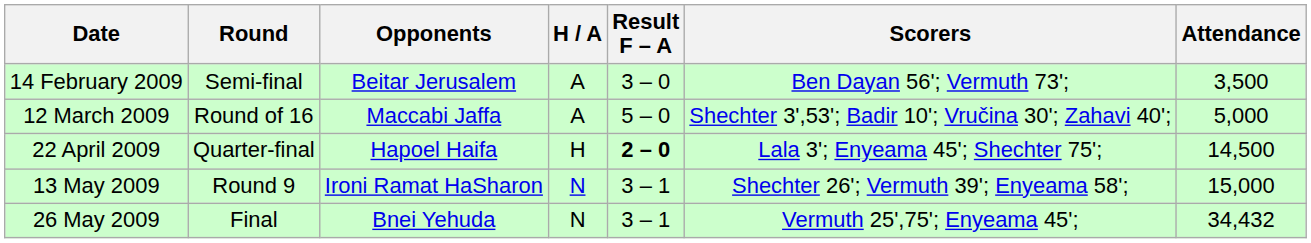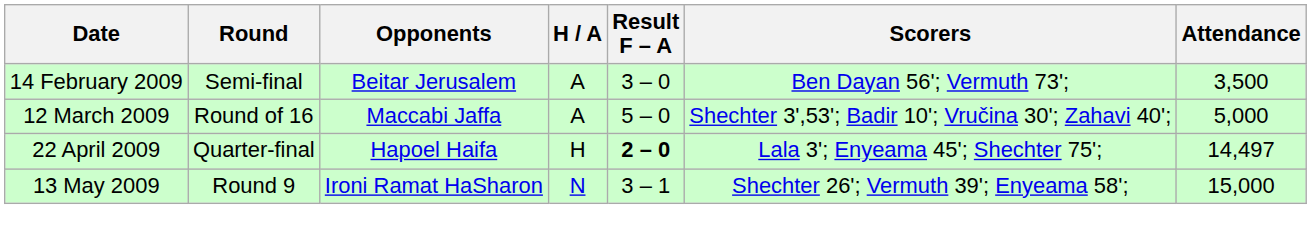(1241, 150) 14,500 -> (1241, 150) 14,497
- row: (96, 220)
